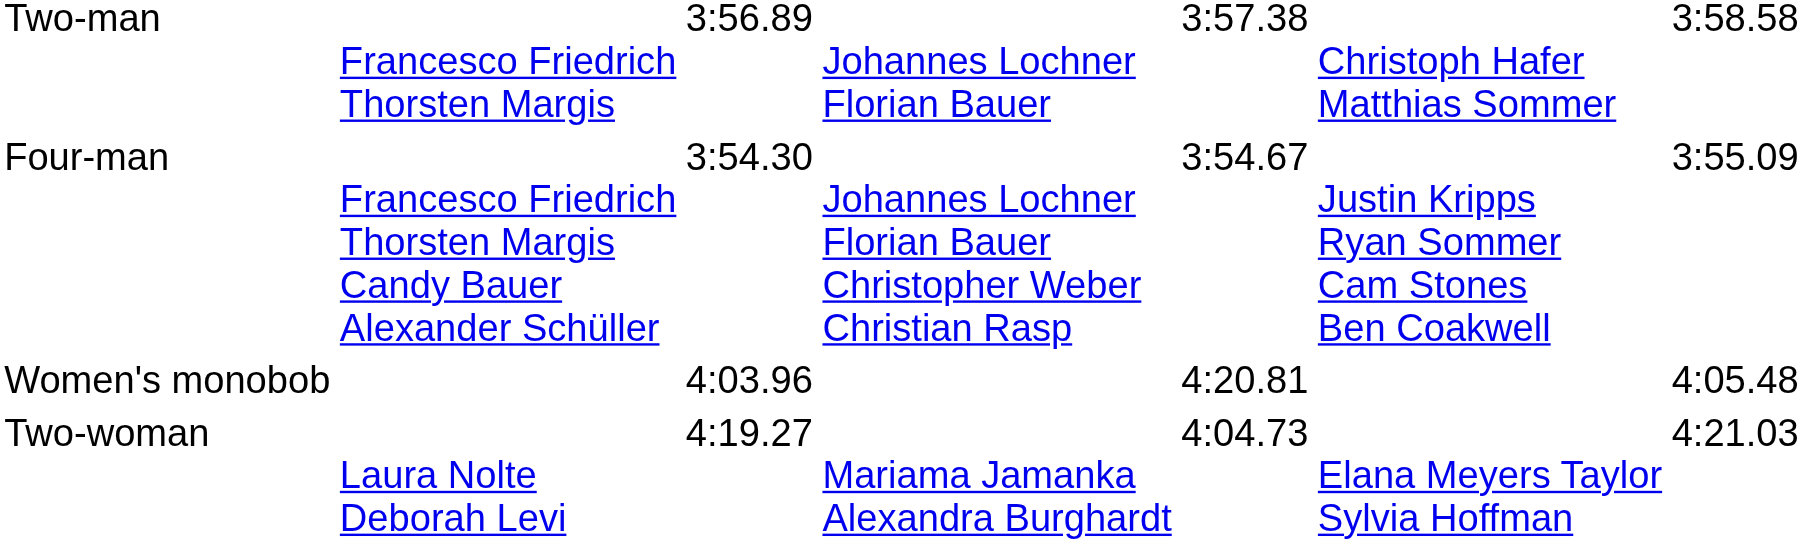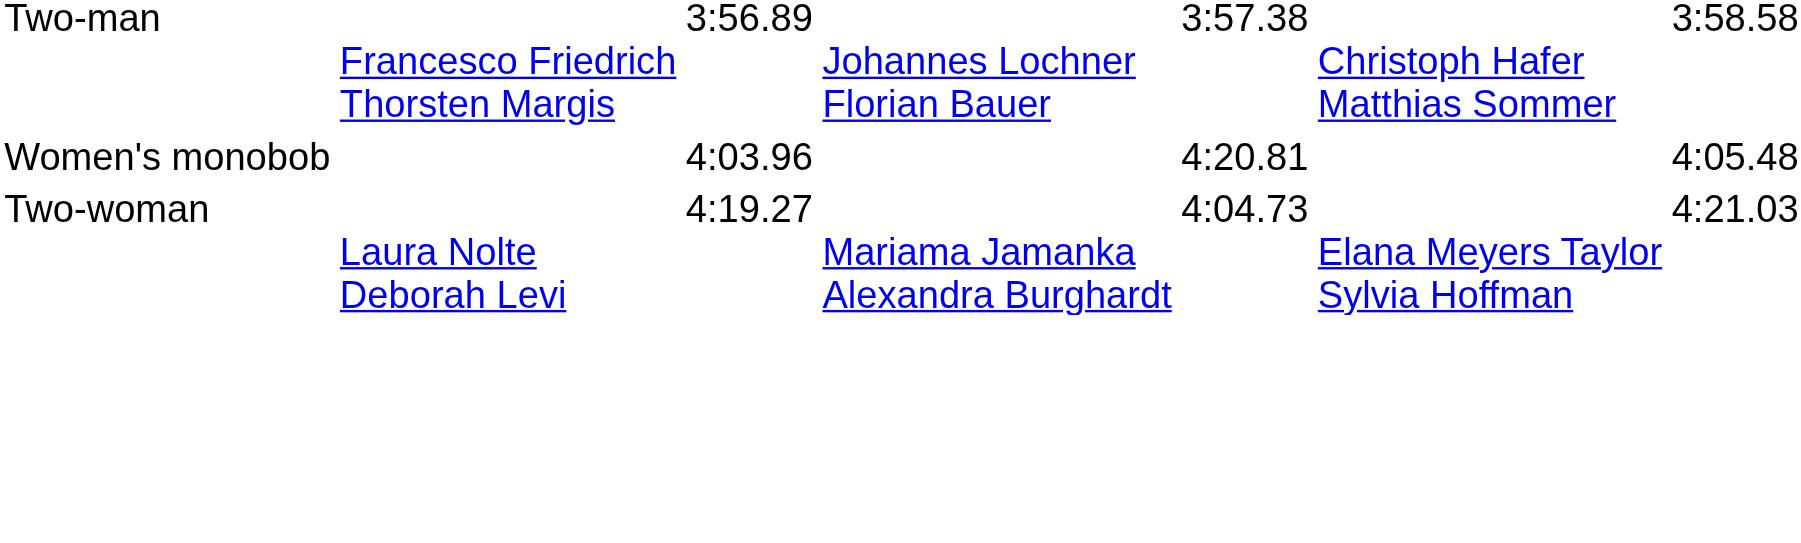- row: (87, 156)
